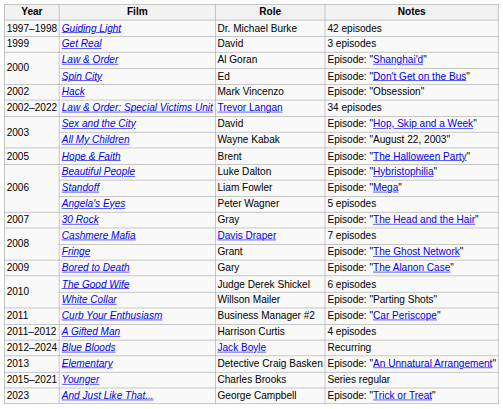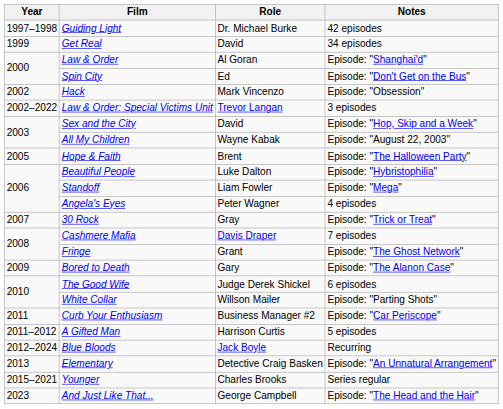(352, 44) 3 episodes -> (355, 44) 34 episodes
(355, 108) 34 episodes -> (352, 108) 3 episodes
(352, 204) 5 episodes -> (352, 204) 4 episodes
(403, 220) Episode: "The Head and the Hair" -> (382, 220) Episode: "Trick or Treat"
(352, 332) 4 episodes -> (352, 332) 5 episodes
(382, 396) Episode: "Trick or Treat" -> (403, 396) Episode: "The Head and the Hair"
